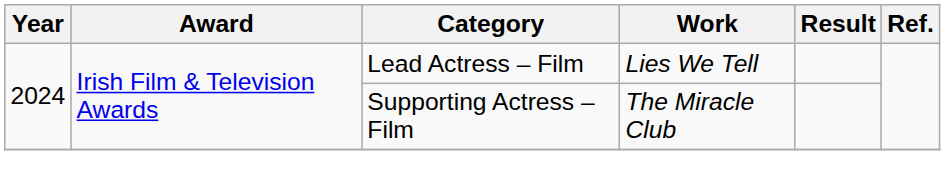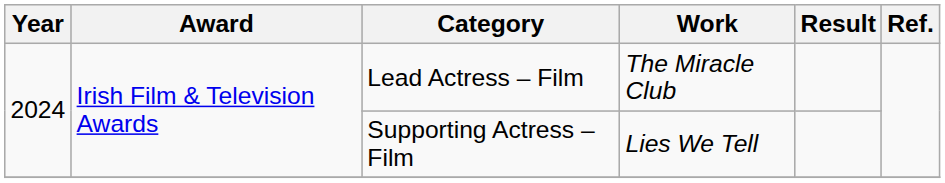(692, 63) Lies We Tell -> (690, 76) The Miracle Club
(690, 116) The Miracle Club -> (692, 143) Lies We Tell
